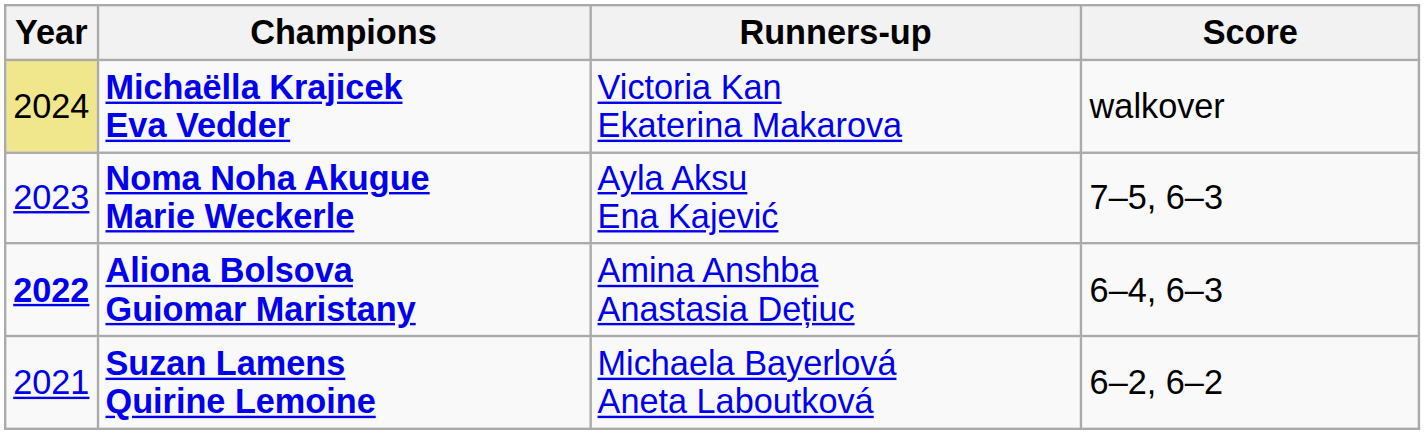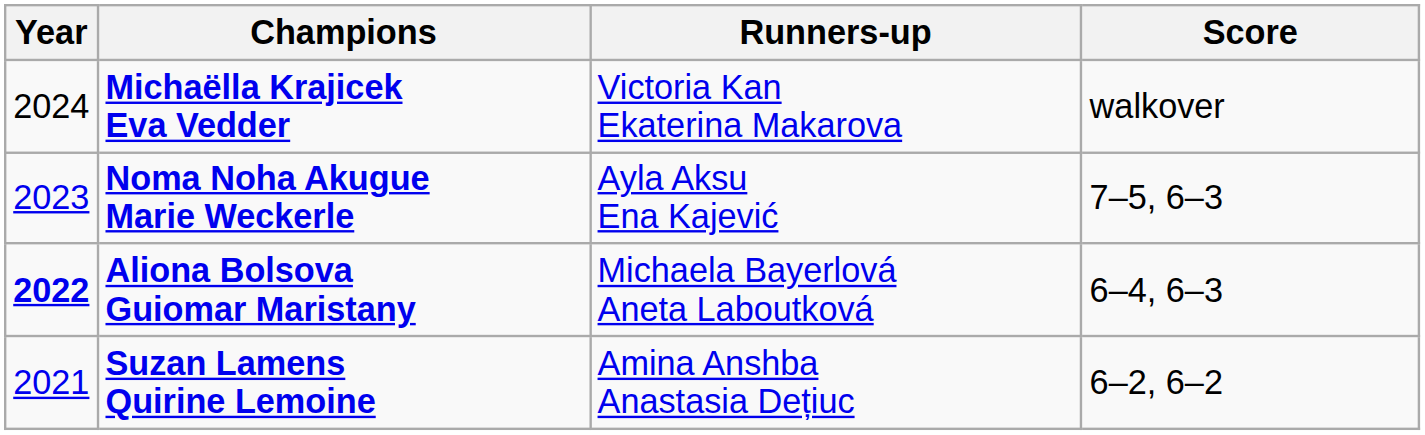(51, 106) khaki background -> (51, 106) no background
(726, 290) Amina Anshba Anastasia Dețiuc -> (747, 290) Michaela Bayerlová Aneta Laboutková
(747, 383) Michaela Bayerlová Aneta Laboutková -> (726, 383) Amina Anshba Anastasia Dețiuc
